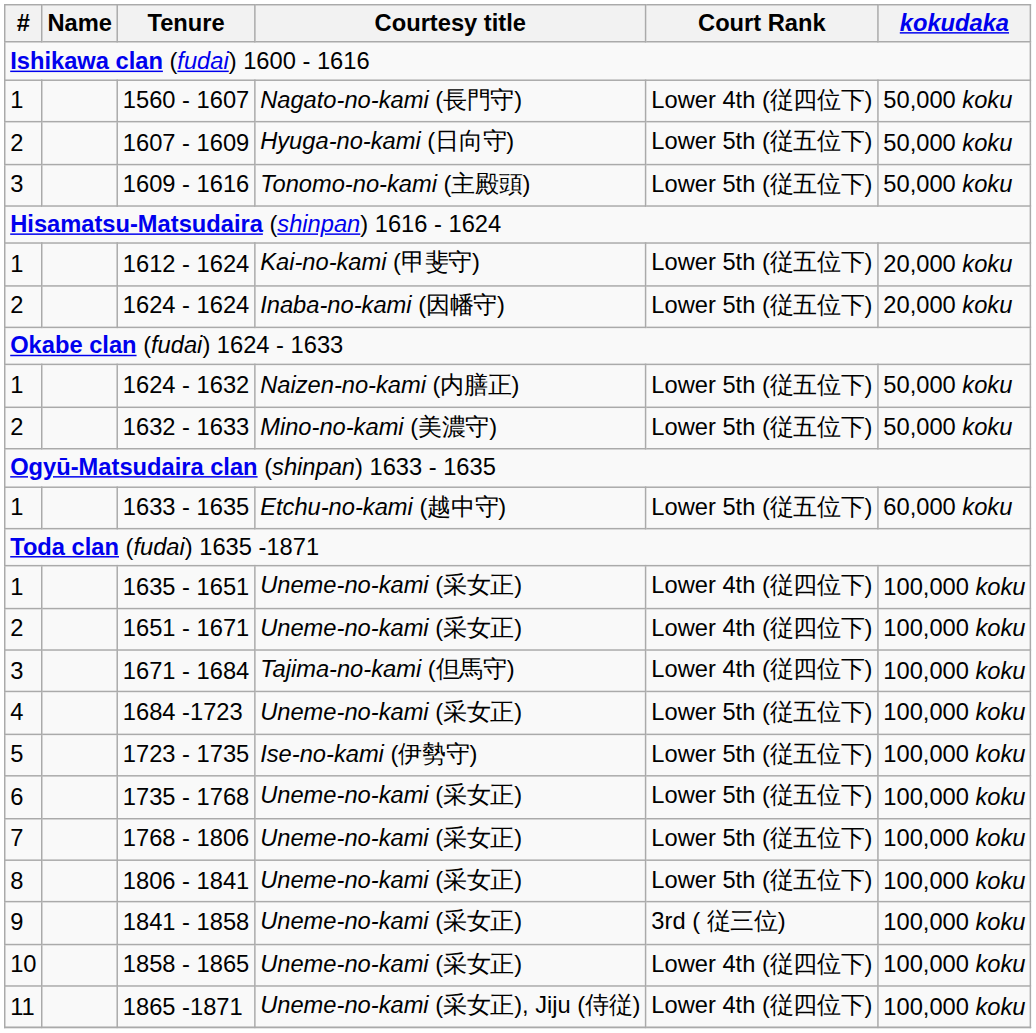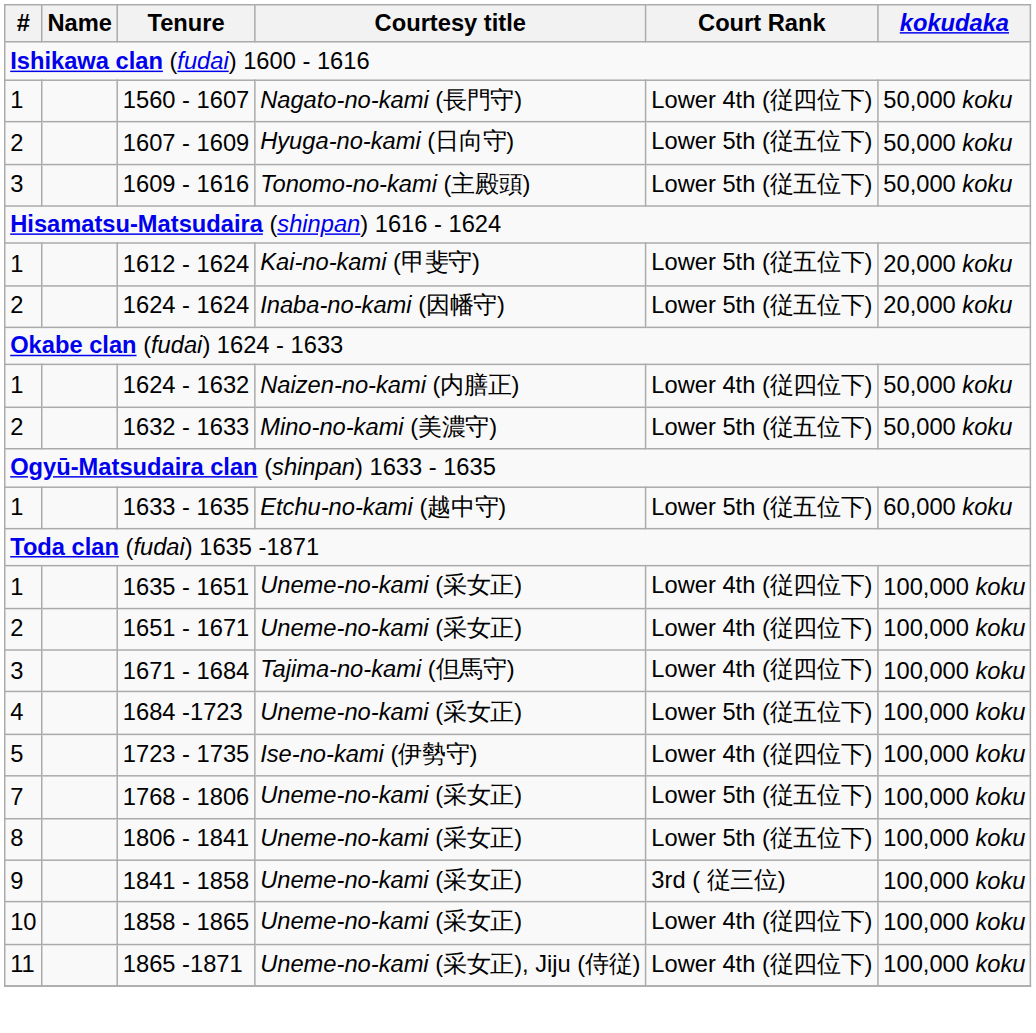(762, 384) Lower 5th (従五位下) -> (762, 384) Lower 4th (従四位下)
(762, 754) Lower 5th (従五位下) -> (762, 754) Lower 4th (従四位下)
- row: (186, 796)
